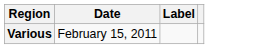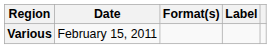+ column: (191, 14)
